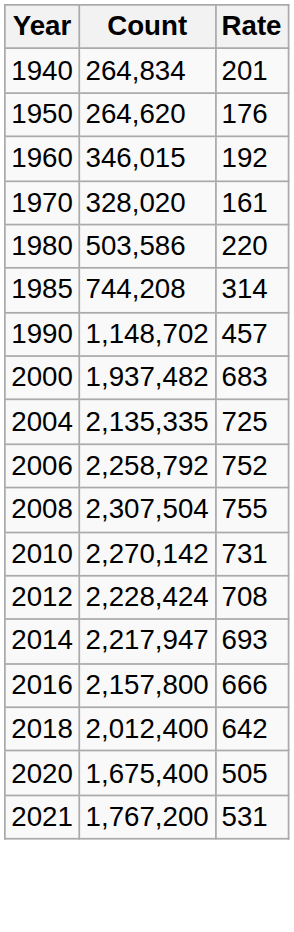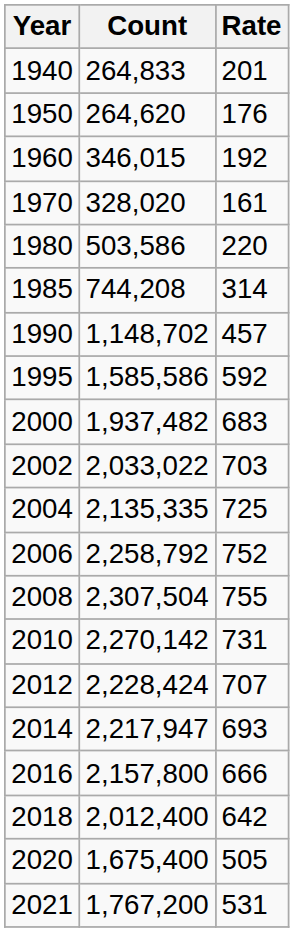(136, 70) 264,834 -> (136, 70) 264,833
+ row: (42, 377)
+ row: (42, 465)
(245, 597) 708 -> (245, 684) 707
